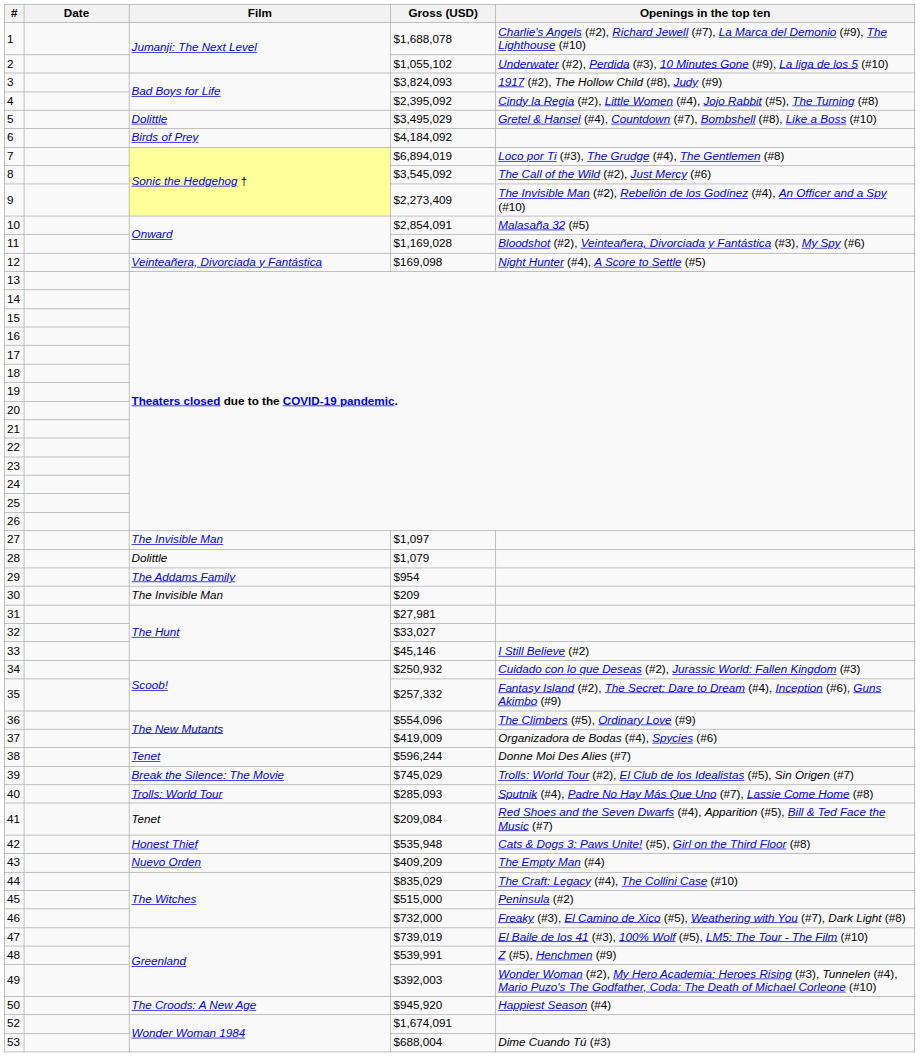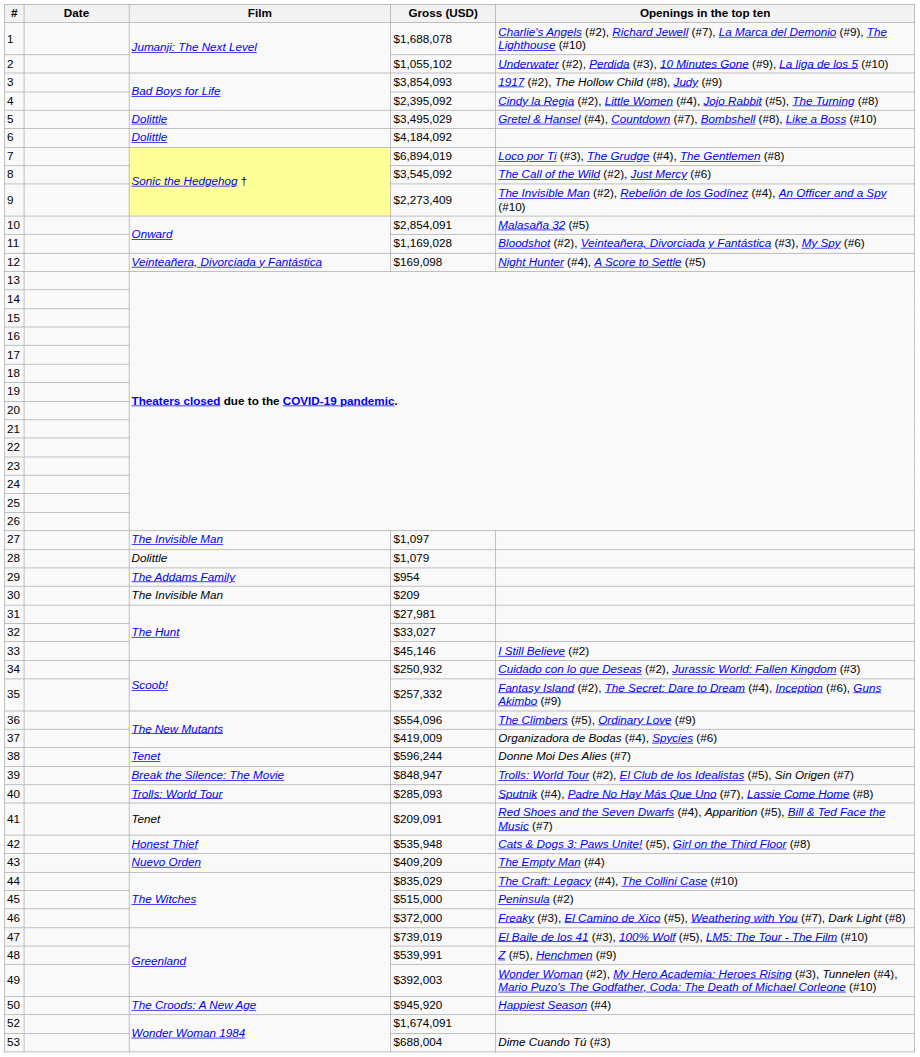(423, 82) $3,824,093 -> (423, 82) $3,854,093
(165, 138) Birds of Prey -> (149, 138) Dolittle
(418, 775) $745,029 -> (418, 775) $848,947
(418, 819) $209,084 -> (418, 819) $209,091
(418, 918) $732,000 -> (418, 918) $372,000
